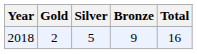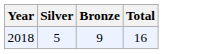- column: (54, 15)
